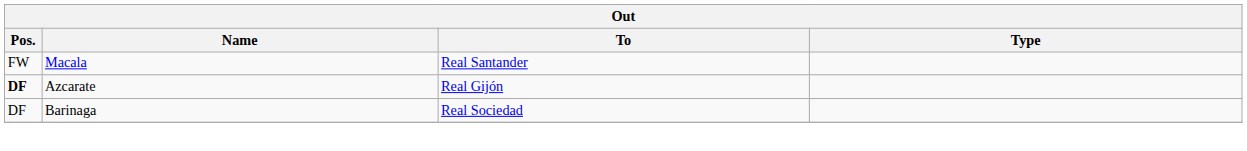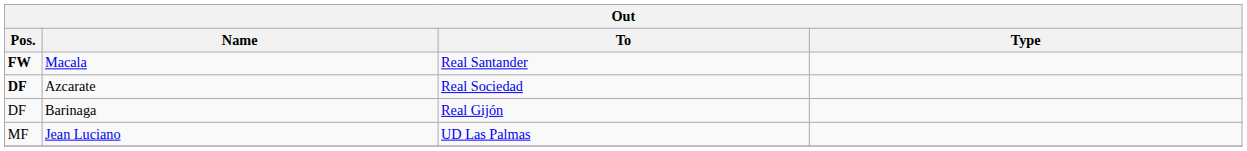(19, 63) normal -> (19, 63) bold
(472, 87) Real Gijón -> (482, 87) Real Sociedad
(482, 110) Real Sociedad -> (472, 110) Real Gijón
+ row: (83, 134)
